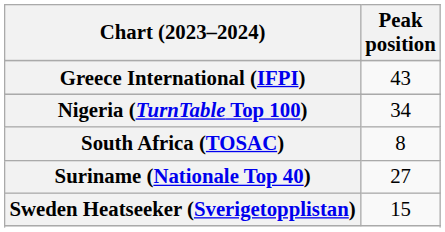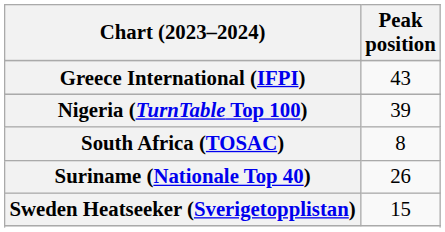(401, 110) 34 -> (401, 110) 39
(401, 176) 27 -> (401, 176) 26
